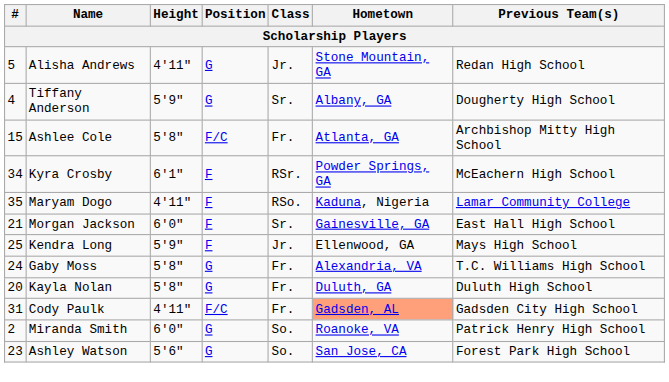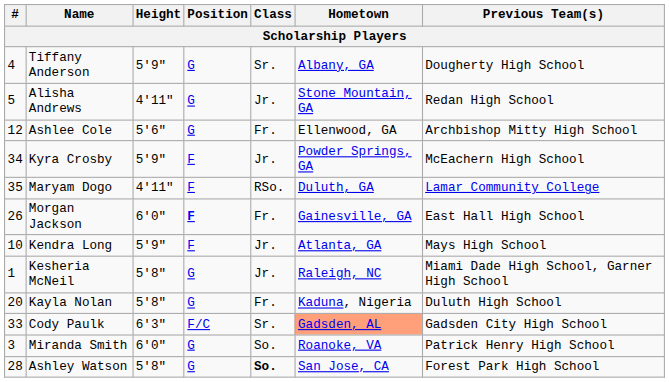rows swapped: (59, 101) <-> (82, 65)
(15, 138) 15 -> (15, 130) 12
(168, 138) 5'8" -> (151, 130) 5'6"
(216, 138) F/C -> (191, 130) G
(357, 138) Atlanta, GA -> (347, 130) Ellenwood, GA
(168, 174) 6'1" -> (151, 159) 5'9"
(287, 174) RSr. -> (265, 159) Jr.
(372, 203) Kaduna, Nigeria -> (336, 188) Duluth, GA
(15, 224) 21 -> (15, 216) 26
(209, 224) normal -> (191, 216) bold
(283, 224) Sr. -> (265, 216) Fr.
(15, 245) 25 -> (15, 245) 10
(365, 245) Ellenwood, GA -> (340, 245) Atlanta, GA
+ row: (59, 274)
- row: (63, 266)
(353, 288) Duluth, GA -> (355, 303) Kaduna, Nigeria
(15, 309) 31 -> (15, 324) 33
(172, 309) 4'11" -> (151, 324) 6'3"
(283, 309) Fr. -> (265, 324) Sr.
(11, 330) 2 -> (11, 345) 3
(15, 351) 23 -> (15, 366) 28
(168, 351) 5'6" -> (151, 366) 5'8"
(283, 351) normal -> (265, 366) bold
